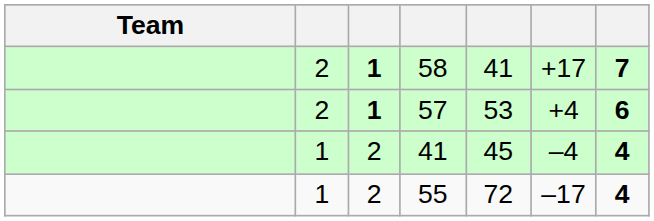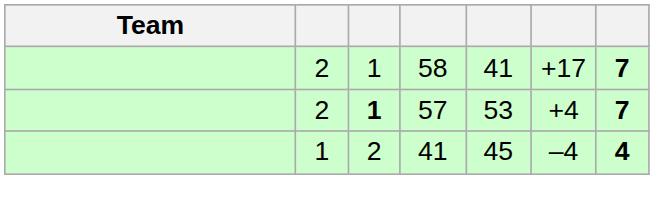(374, 67) bold -> (374, 67) normal
(622, 109) 6 -> (622, 109) 7
- row: (433, 194)
